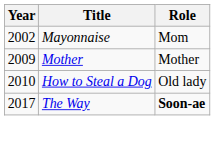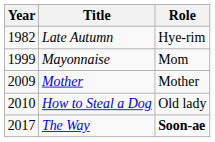+ row: (78, 37)
(22, 37) 2002 -> (22, 59) 1999
